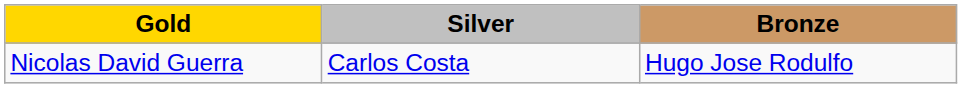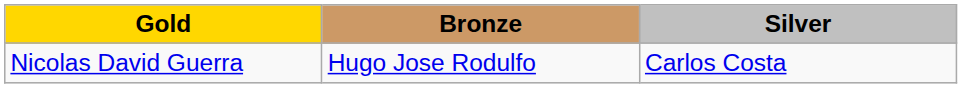columns swapped: (481, 23) <-> (798, 23)
